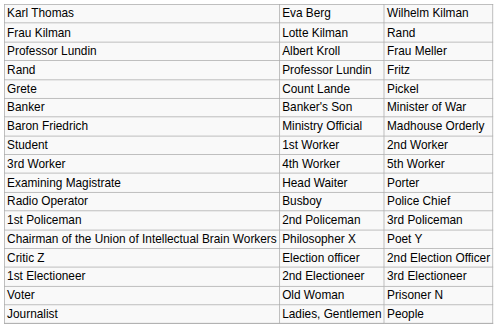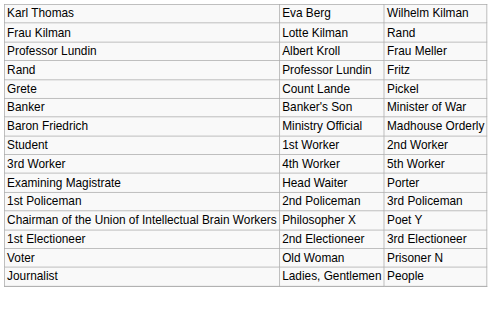- row: (48, 201)
- row: (26, 257)
